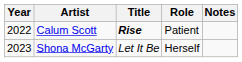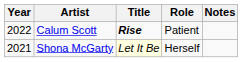(19, 48) 2023 -> (19, 48) 2021
(139, 48) no background -> (139, 48) lightyellow background
